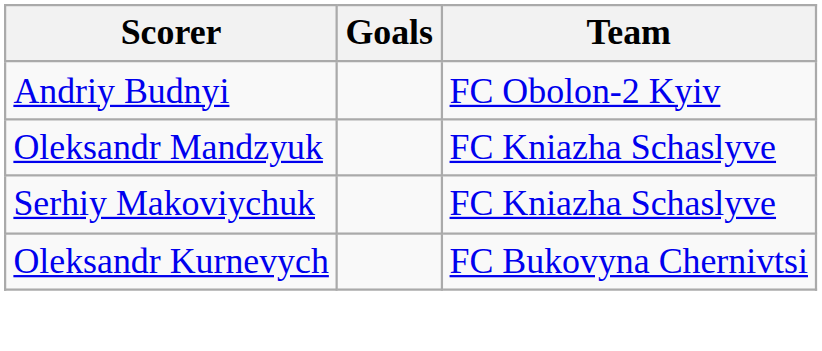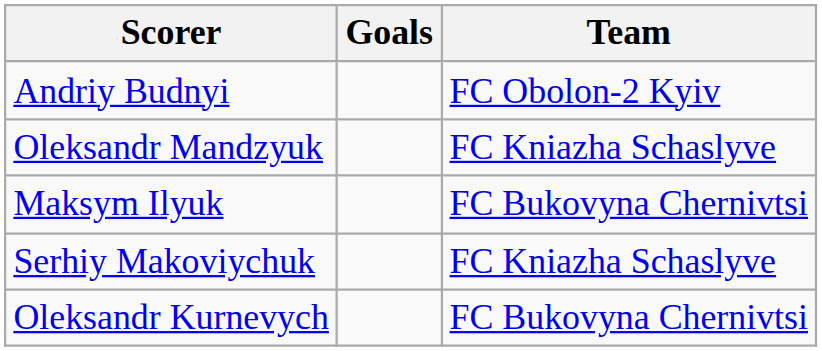+ row: (118, 203)
